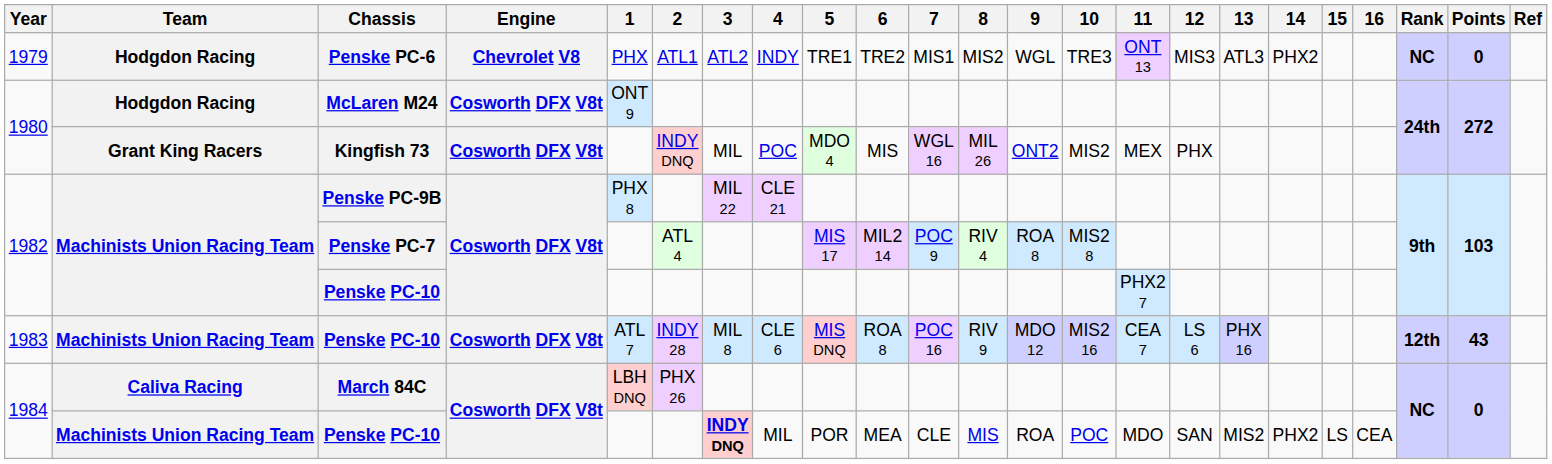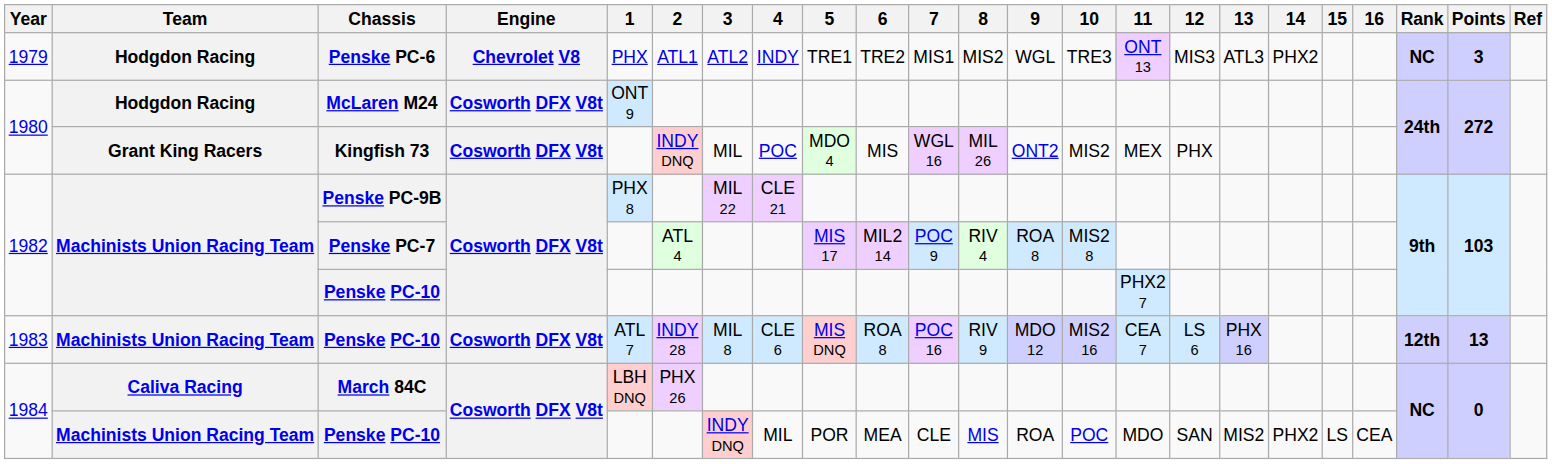(1479, 56) 0 -> (1479, 56) 3
(1479, 340) 43 -> (1479, 340) 13
(728, 435) bold -> (728, 435) normal
